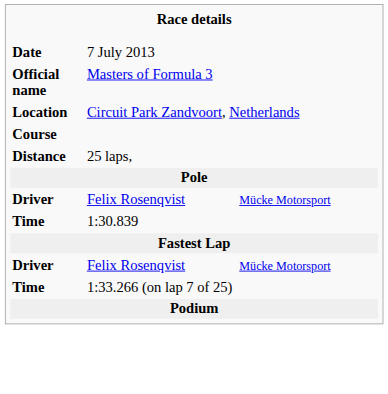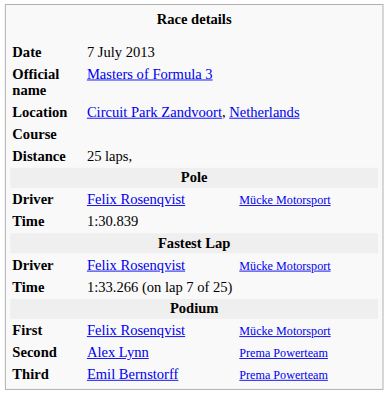+ row: (27, 330)
+ row: (35, 352)
+ row: (31, 374)
